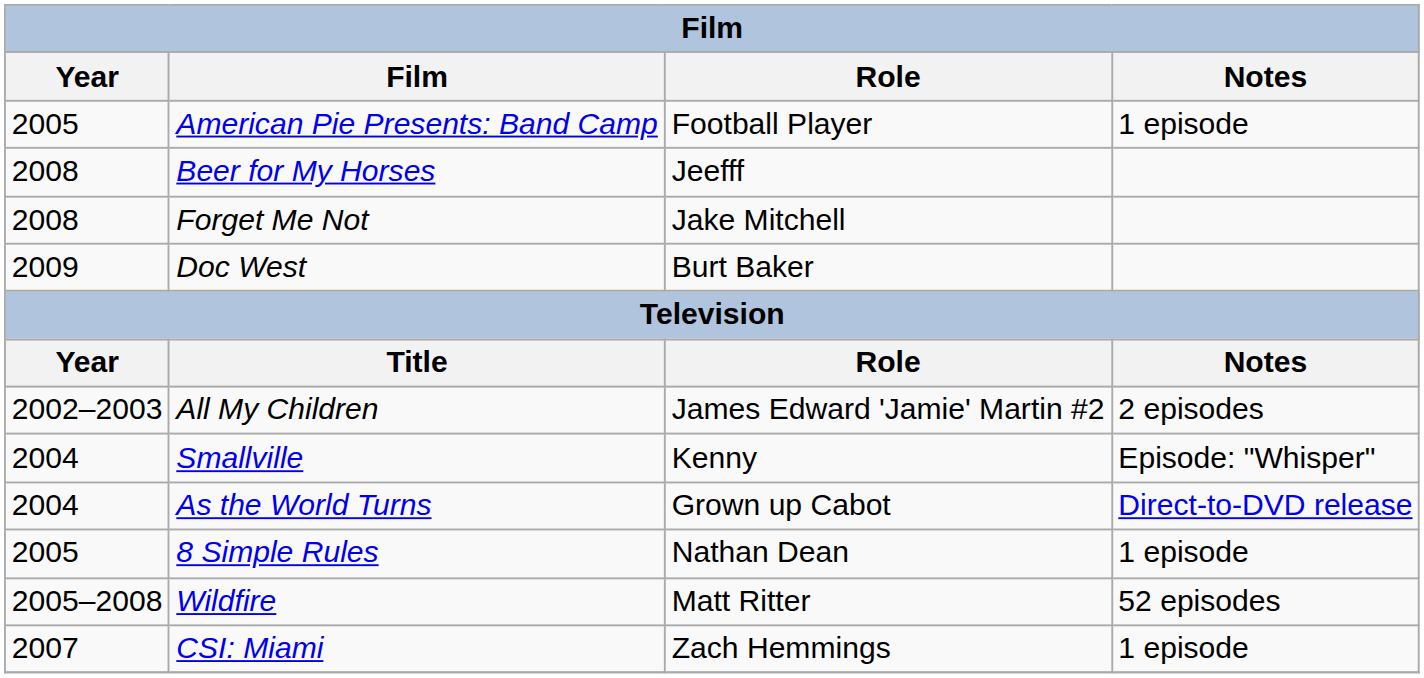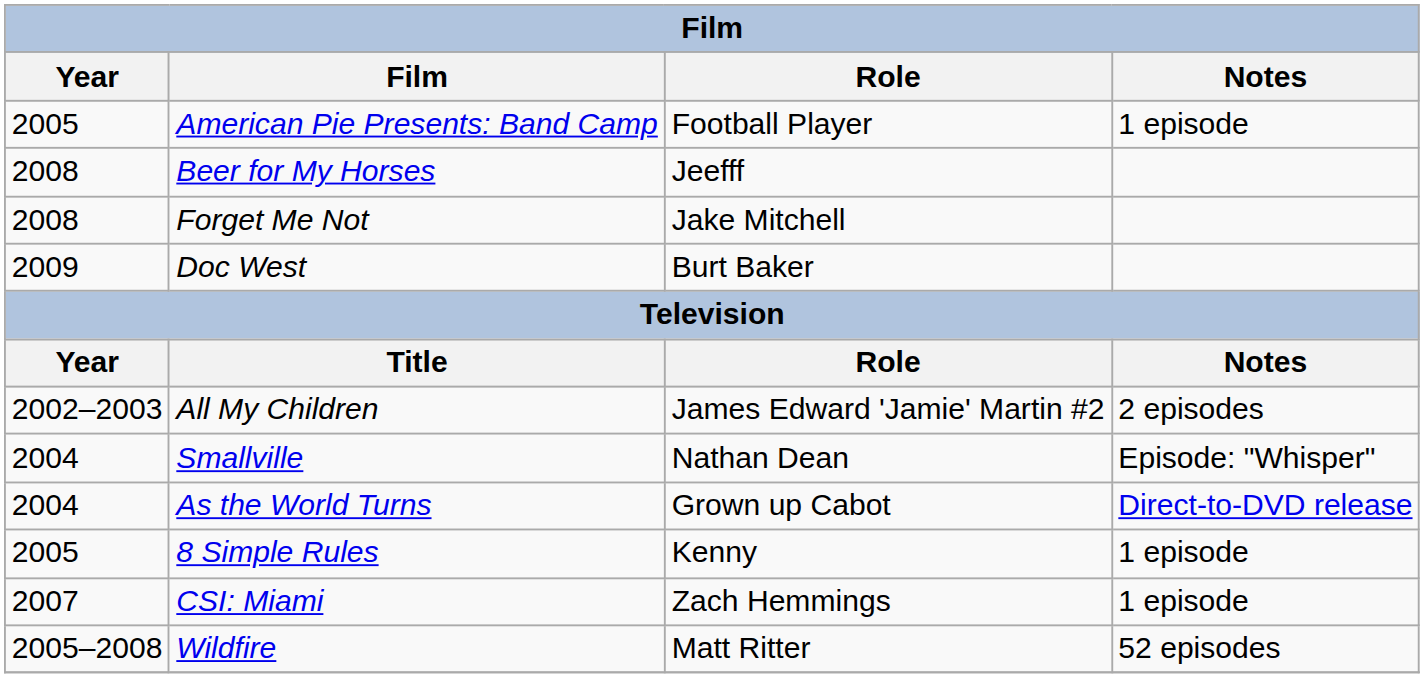(714, 457) Kenny -> (760, 457) Nathan Dean
(760, 553) Nathan Dean -> (714, 553) Kenny
rows swapped: (226, 600) <-> (250, 648)
